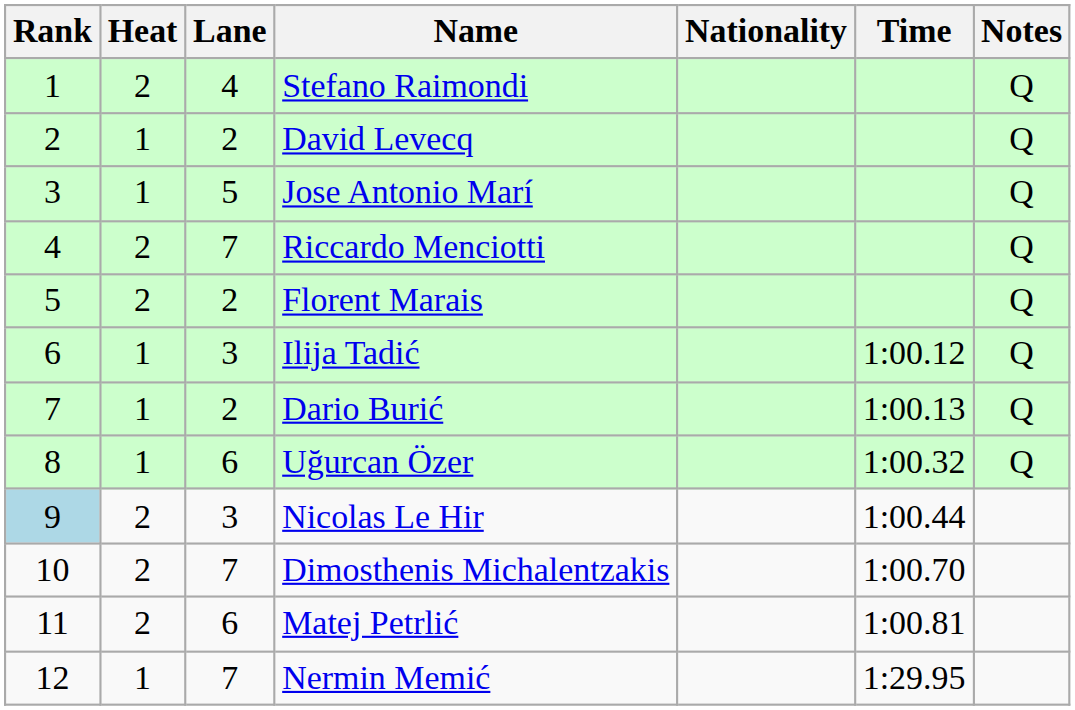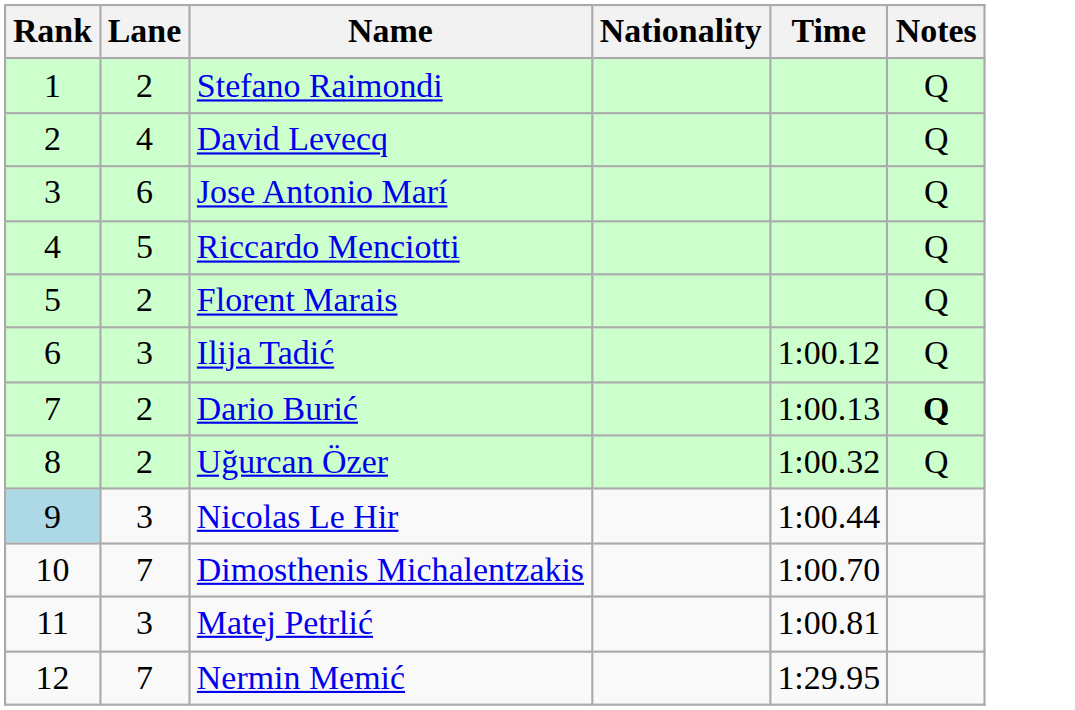- column: (143, 31)
(230, 85) 4 -> (144, 85) 2
(230, 138) 2 -> (144, 138) 4
(230, 192) 5 -> (144, 192) 6
(230, 246) 7 -> (144, 246) 5
(1022, 407) normal -> (936, 407) bold
(230, 461) 6 -> (144, 461) 2
(230, 623) 6 -> (144, 623) 3
